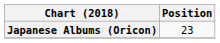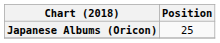(187, 30) 23 -> (187, 30) 25
